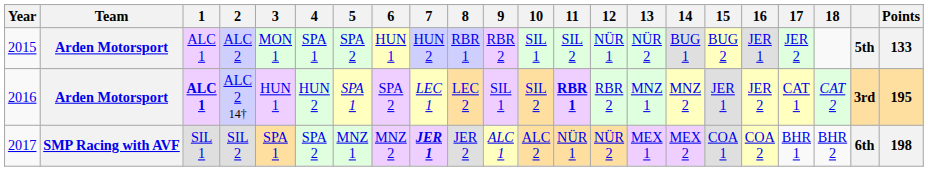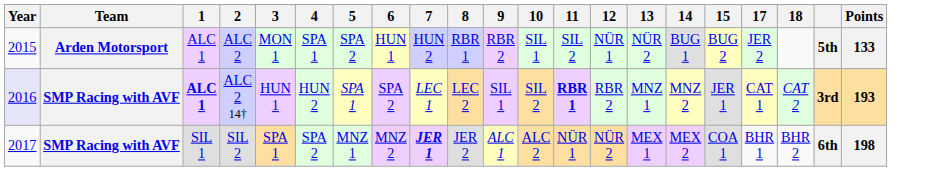- column: (760, 15)
(22, 96) no background -> (22, 96) lavender background
(111, 96) Arden Motorsport -> (111, 96) SMP Racing with AVF
(901, 96) 195 -> (864, 96) 193
